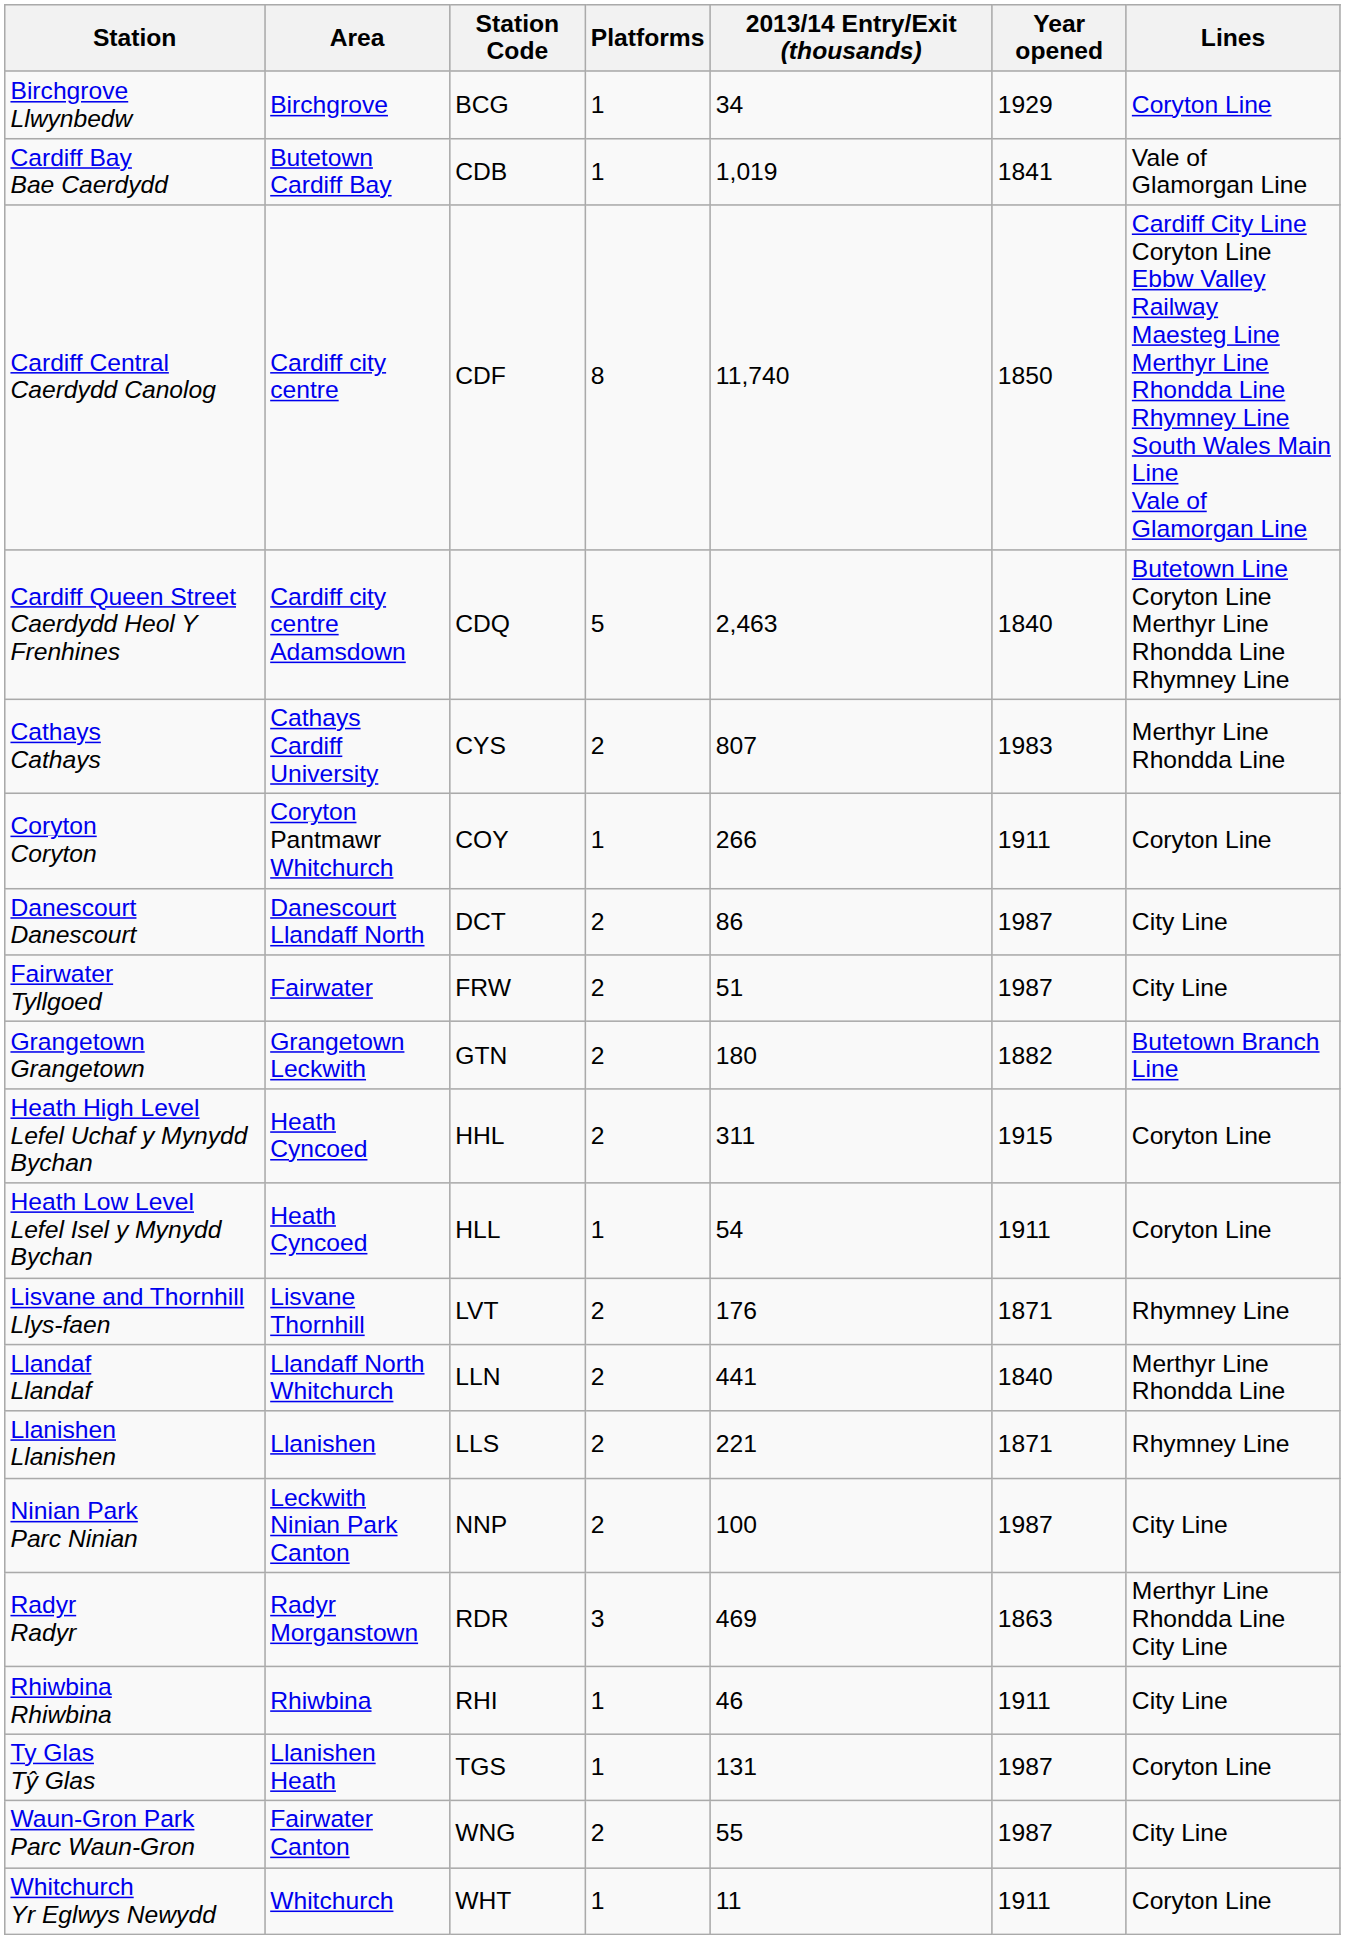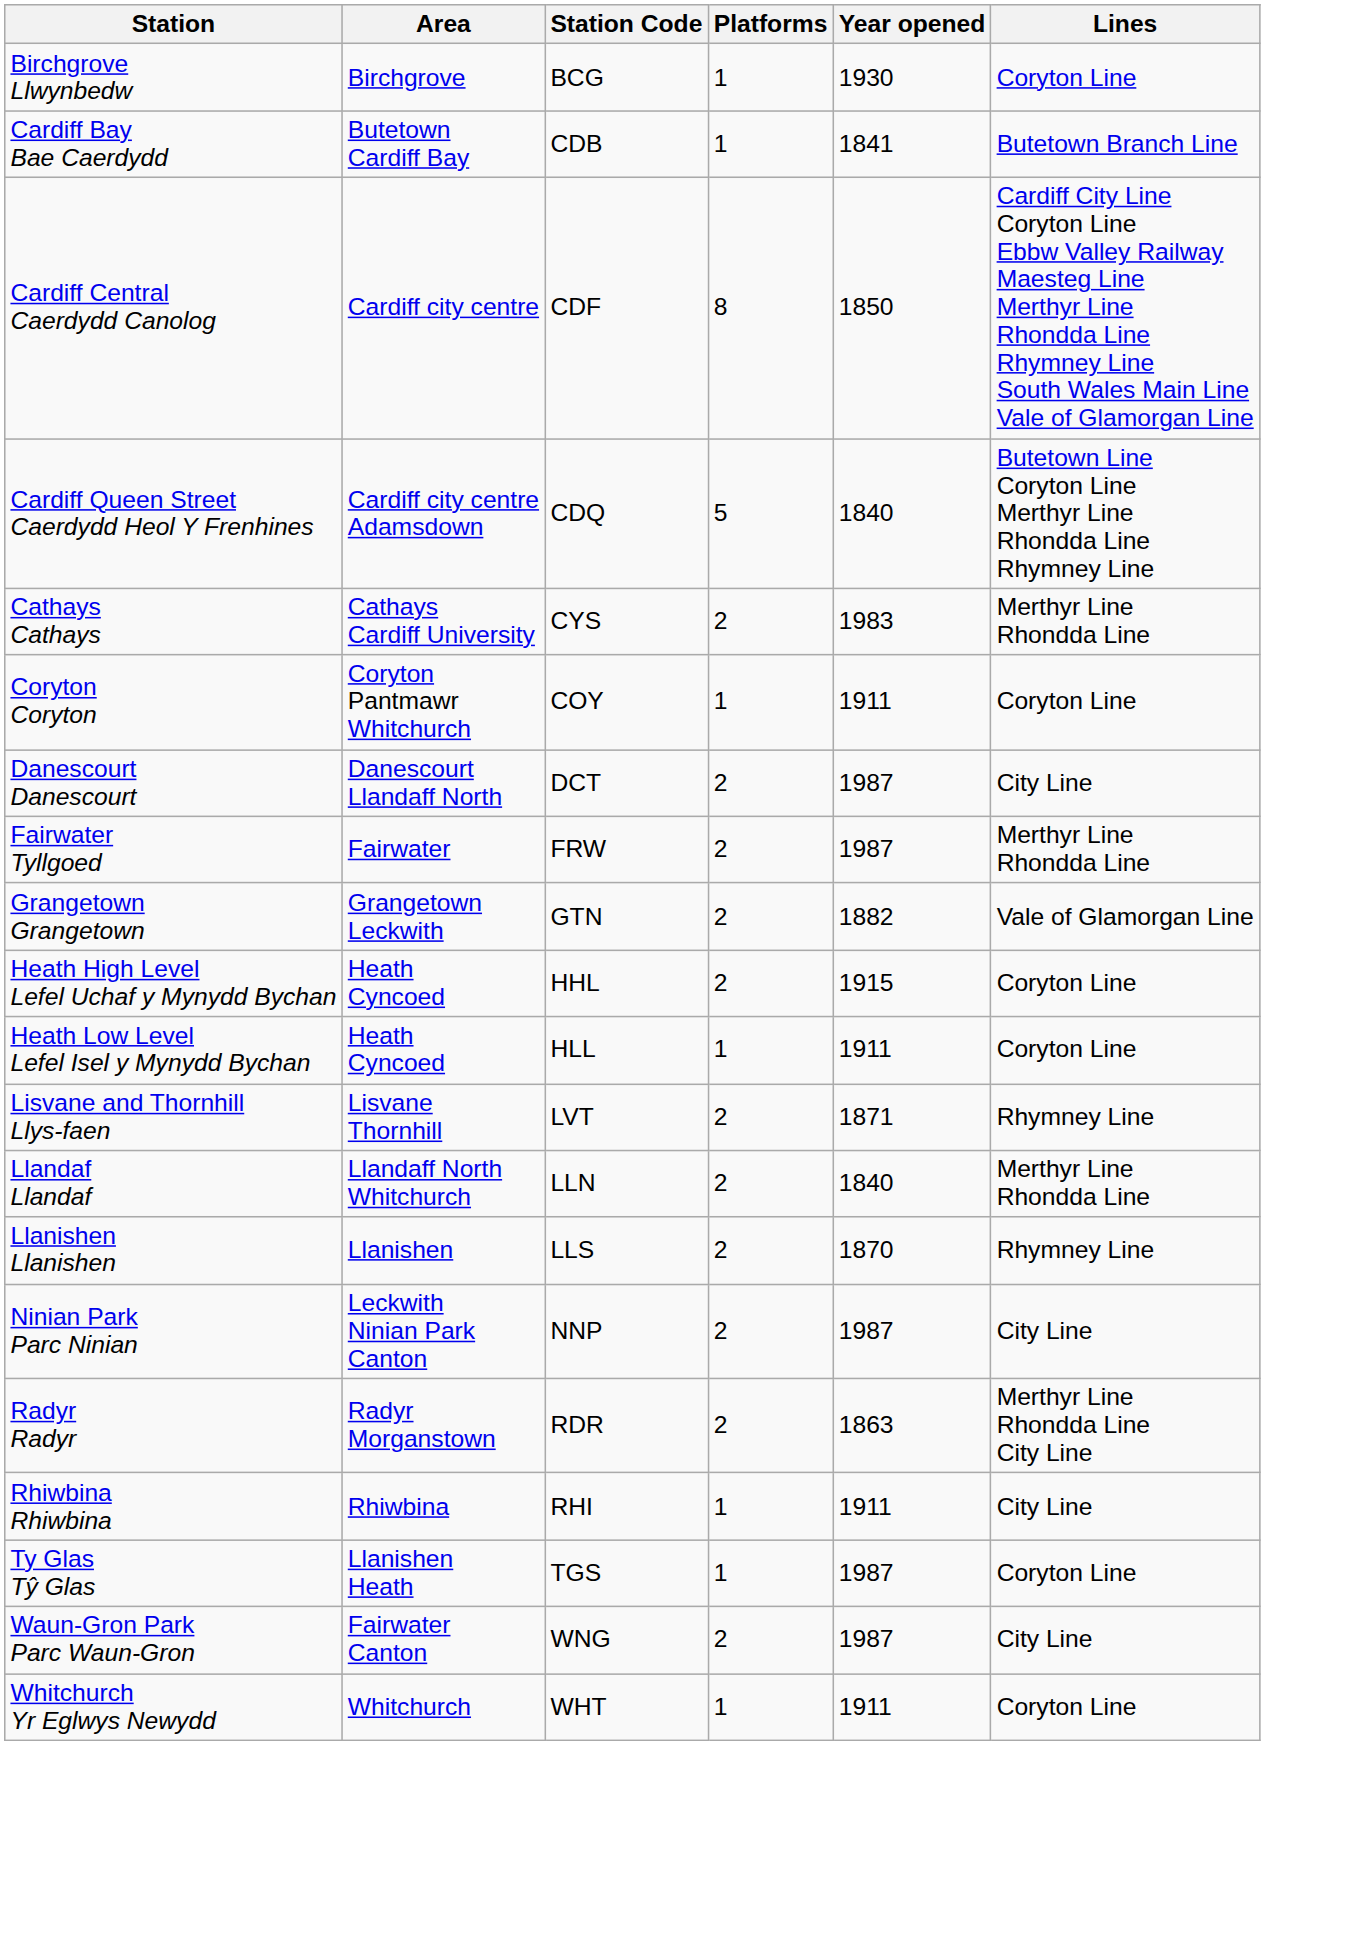- column: (851, 37)
(1025, 104) 1929 -> (866, 76) 1930
(1220, 171) Vale of Glamorgan Line -> (1117, 143) Butetown Branch Line
(1180, 988) City Line -> (1073, 849) Merthyr Line Rhondda Line
(1226, 1054) Butetown Branch Line -> (1125, 916) Vale of Glamorgan Line
(1025, 1444) 1871 -> (866, 1250) 1870
(598, 1619) 3 -> (721, 1425) 2
